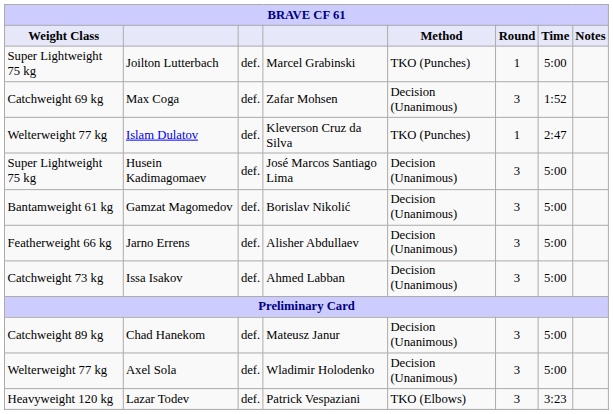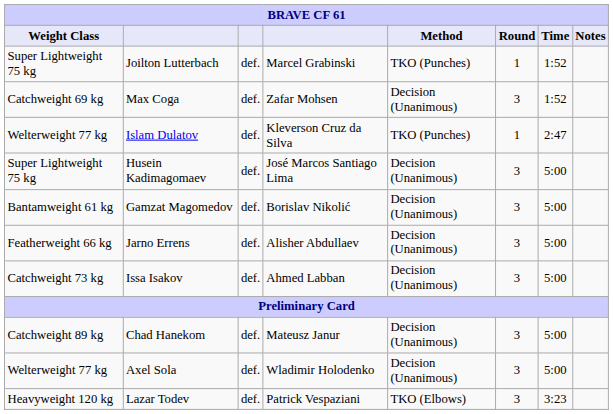(555, 63) 5:00 -> (555, 63) 1:52
